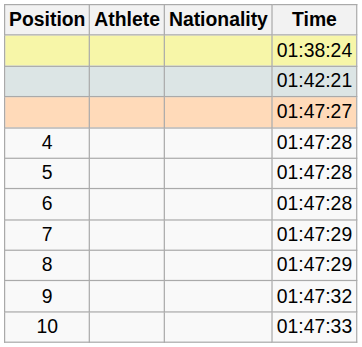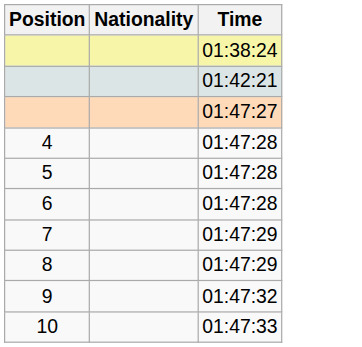- column: (127, 19)
